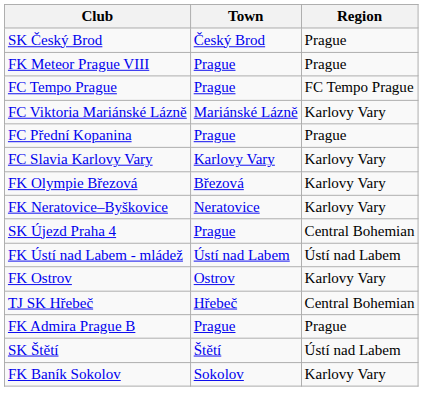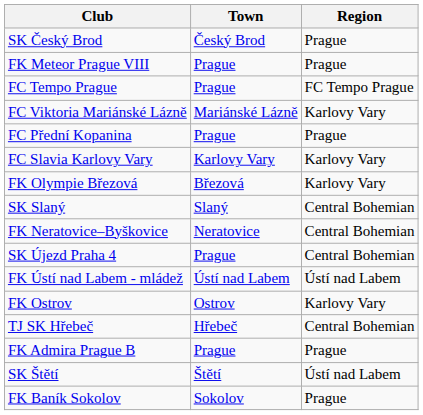+ row: (37, 207)
(345, 207) Karlovy Vary -> (360, 231) Central Bohemian
(345, 374) Karlovy Vary -> (325, 398) Prague
